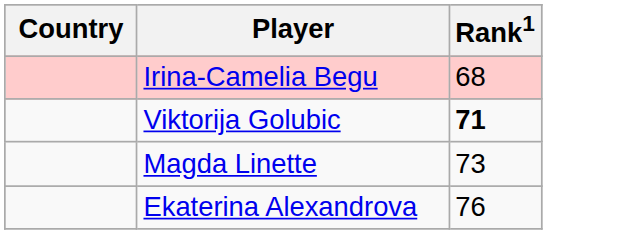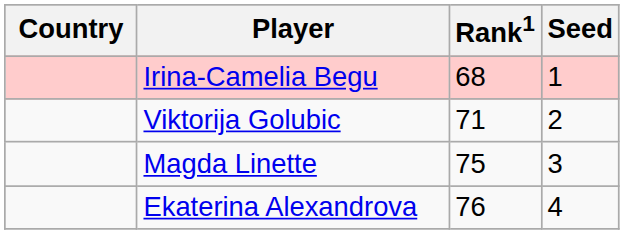+ column: (580, 29)
(471, 120) bold -> (471, 120) normal
(471, 163) 73 -> (471, 163) 75
